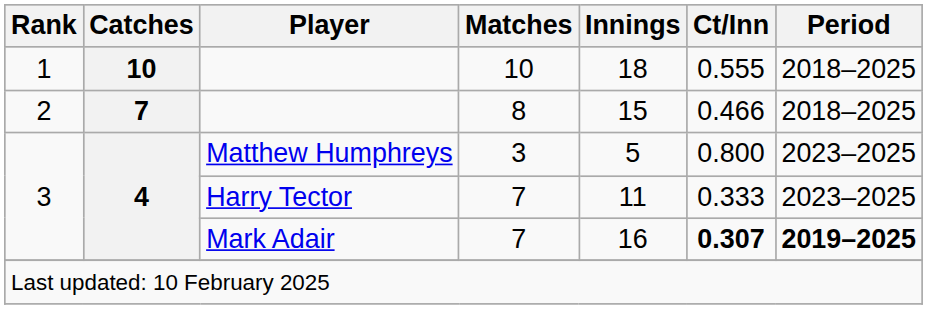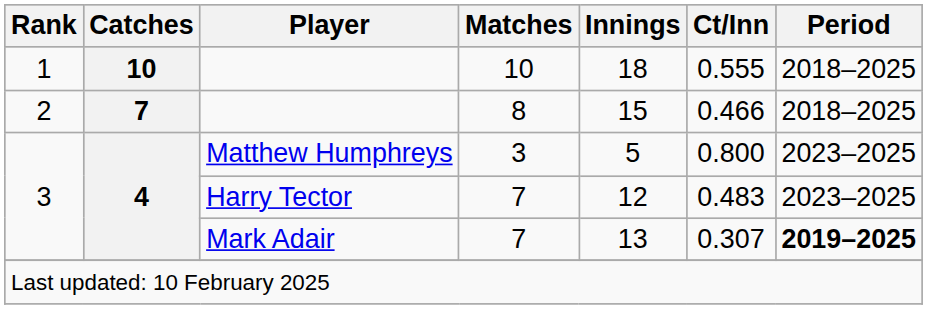(633, 196) 11 -> (633, 196) 12
(731, 196) 0.333 -> (731, 196) 0.483
(633, 238) 16 -> (633, 238) 13
(731, 238) bold -> (731, 238) normal
